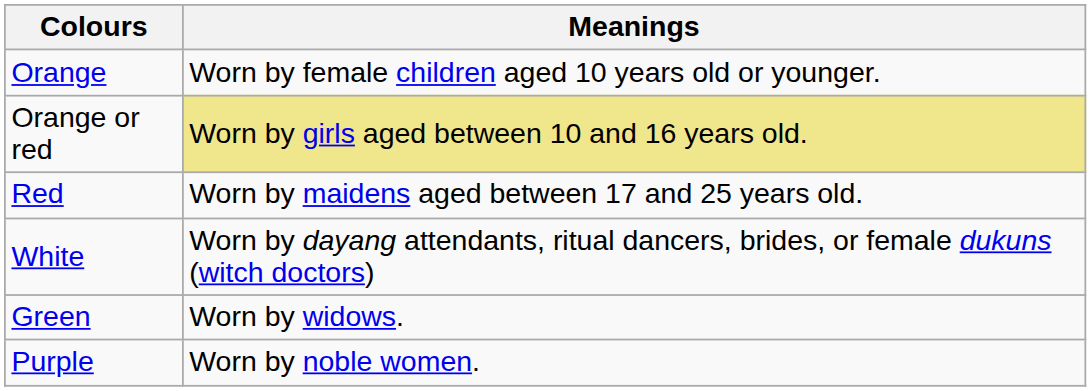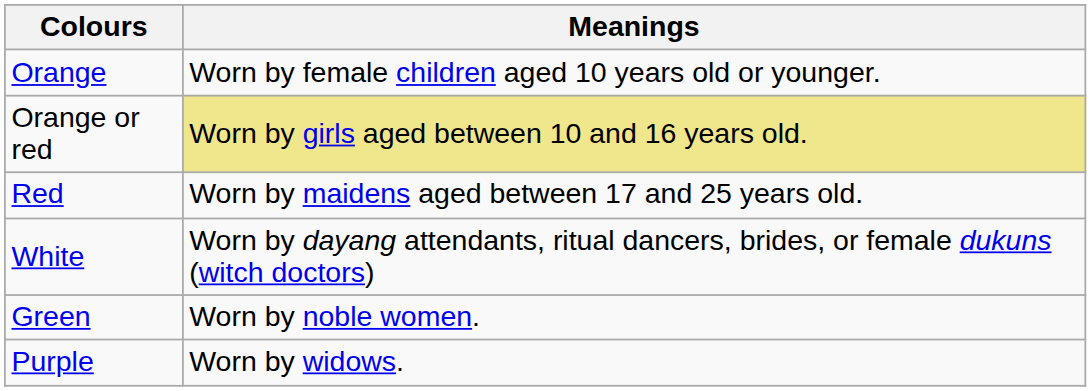(297, 317) Worn by widows. -> (335, 317) Worn by noble women.
(335, 362) Worn by noble women. -> (297, 362) Worn by widows.
